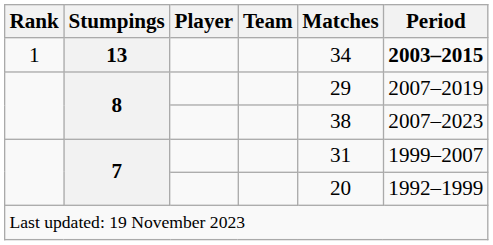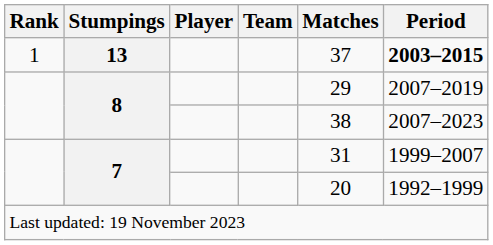(340, 54) 34 -> (340, 54) 37
